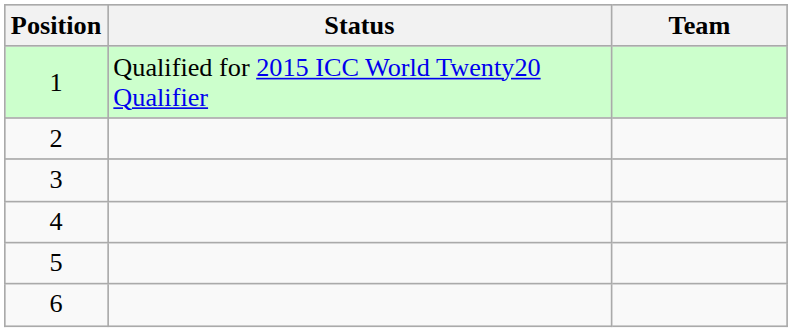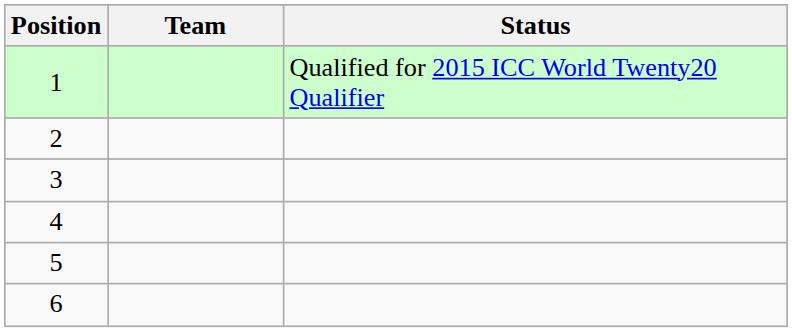columns swapped: (699, 25) <-> (359, 25)
